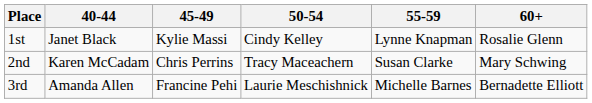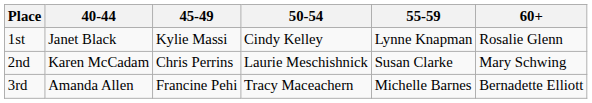(299, 62) Tracy Maceachern -> (306, 62) Laurie Meschishnick
(306, 86) Laurie Meschishnick -> (299, 86) Tracy Maceachern
